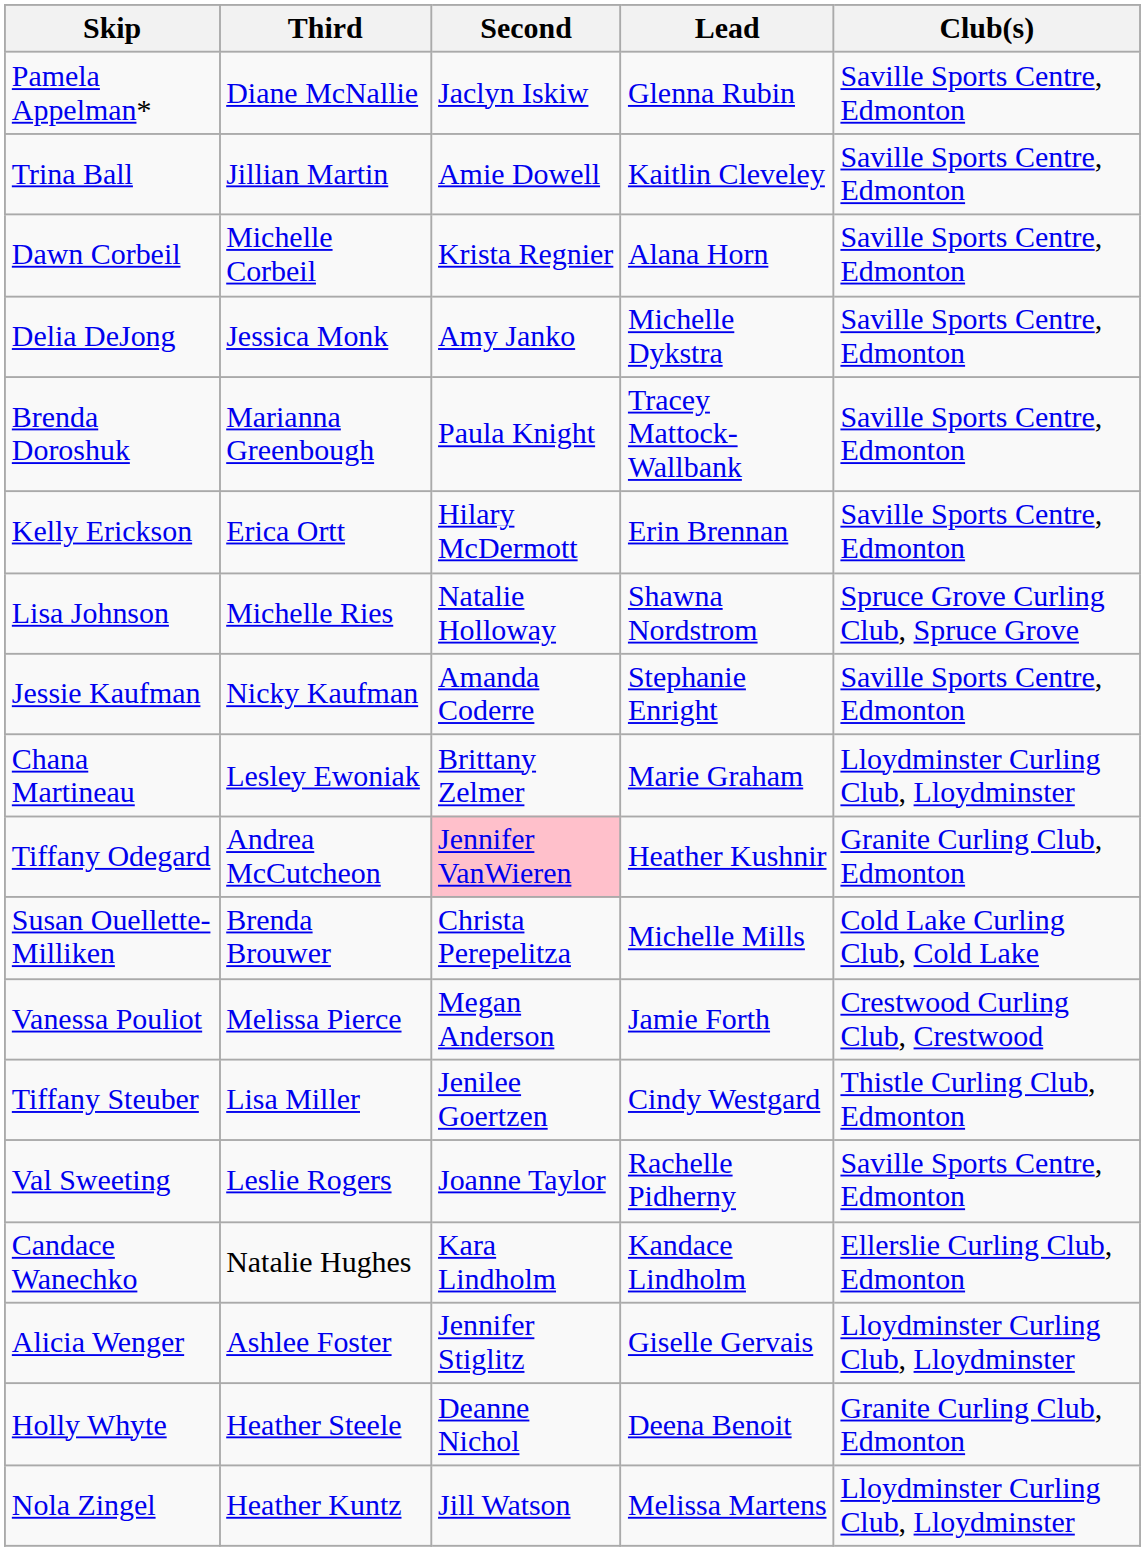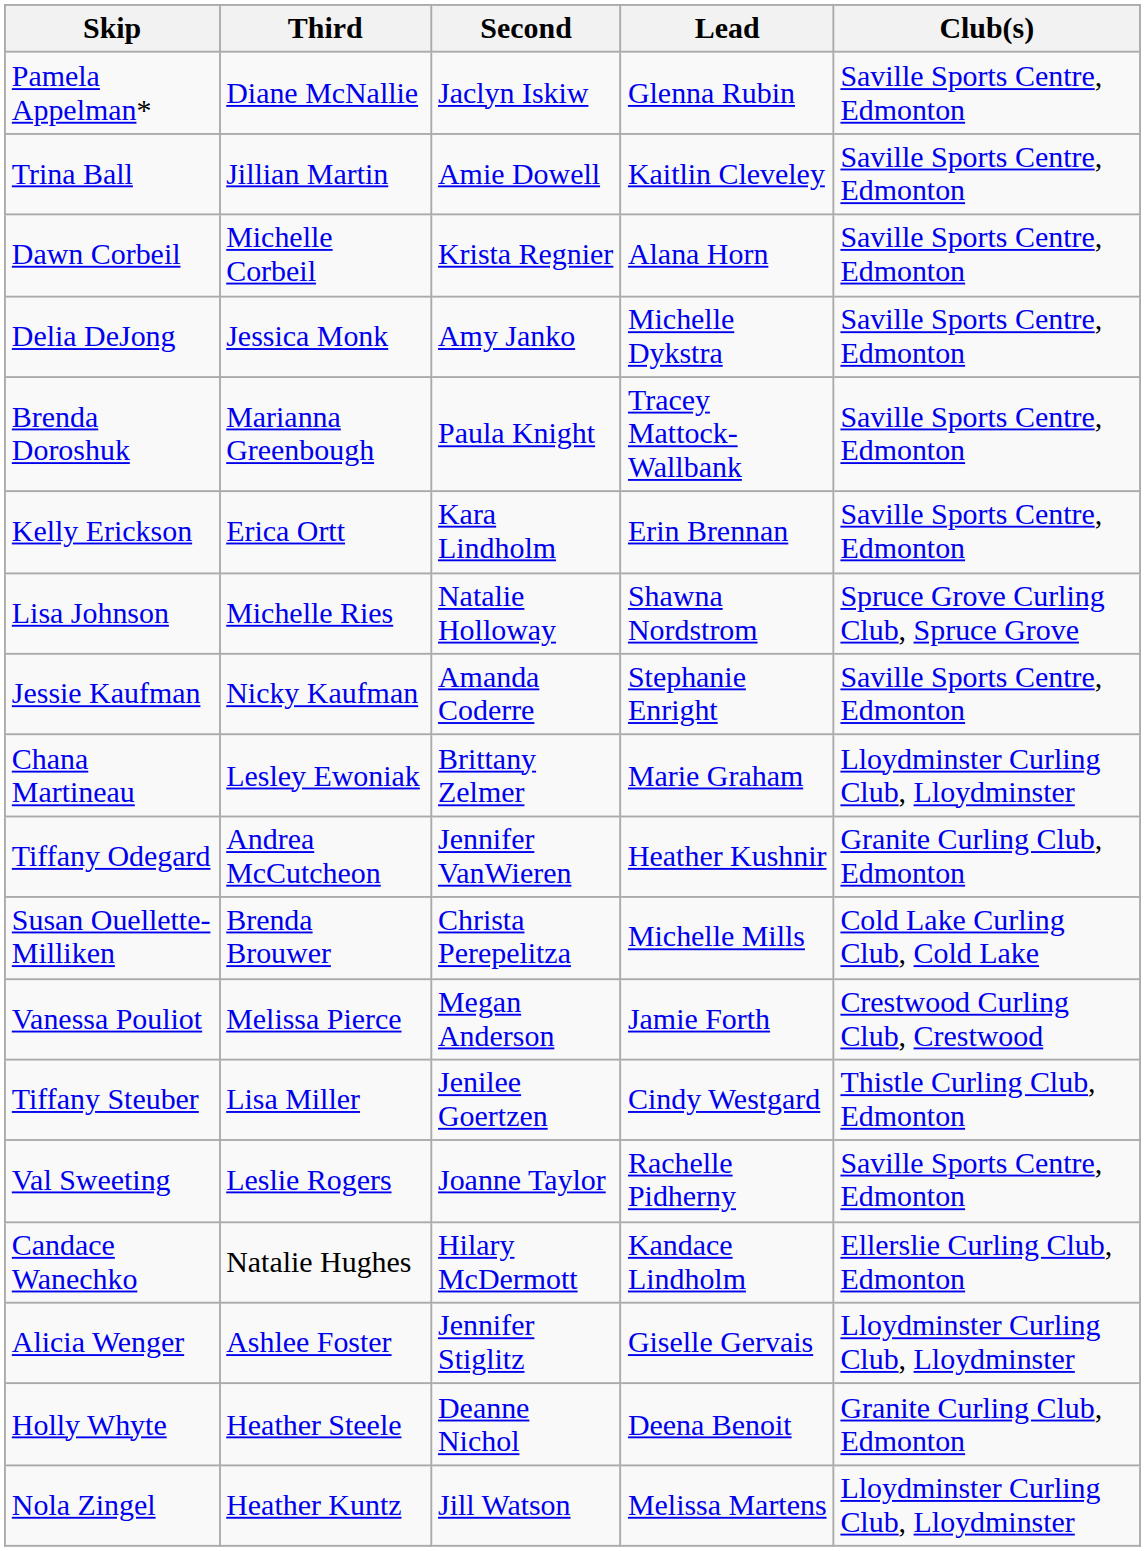(508, 531) Hilary McDermott -> (497, 531) Kara Lindholm
(505, 856) pink background -> (505, 856) no background
(497, 1261) Kara Lindholm -> (508, 1261) Hilary McDermott
